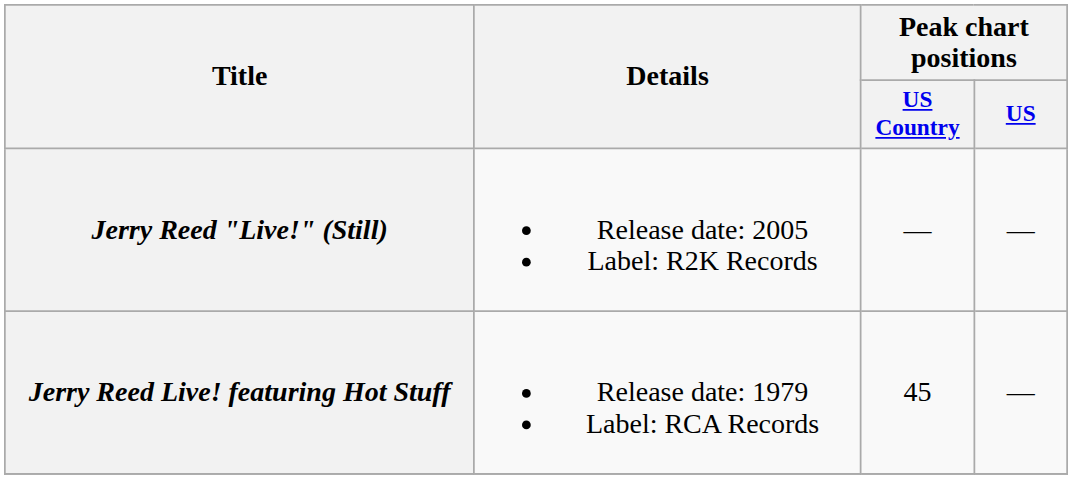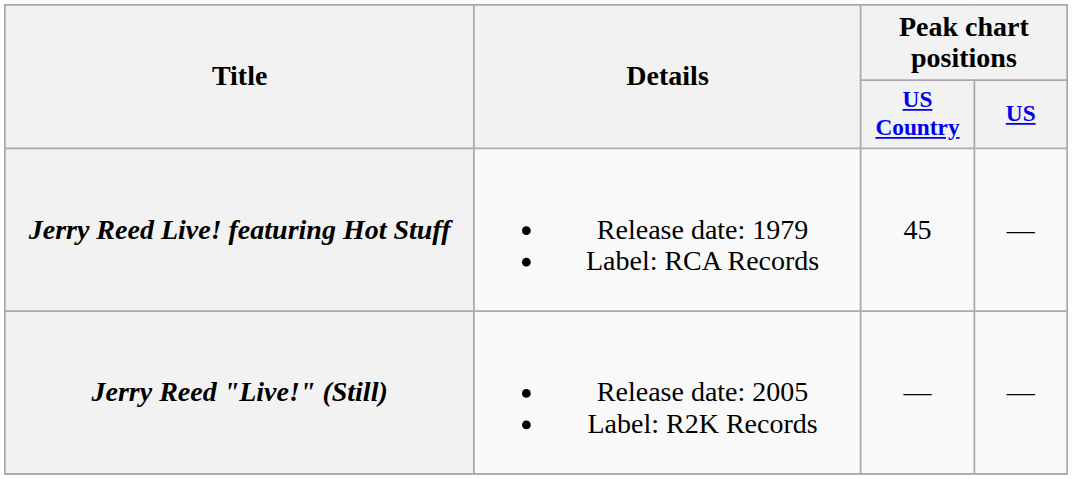rows swapped: (240, 392) <-> (240, 229)
